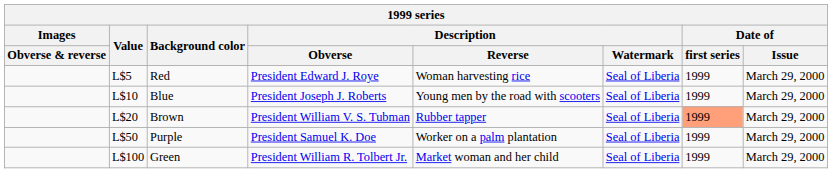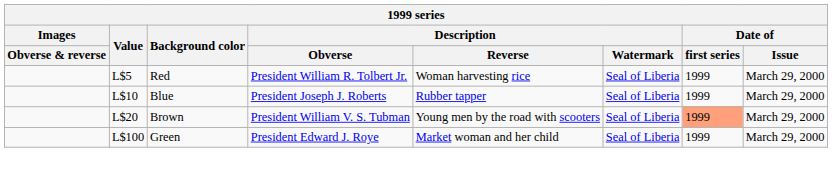(315, 76) President Edward J. Roye -> (329, 76) President William R. Tolbert Jr.
(508, 96) Young men by the road with scooters -> (451, 96) Rubber tapper
(451, 117) Rubber tapper -> (508, 117) Young men by the road with scooters
- row: (166, 137)
(329, 158) President William R. Tolbert Jr. -> (315, 137) President Edward J. Roye
